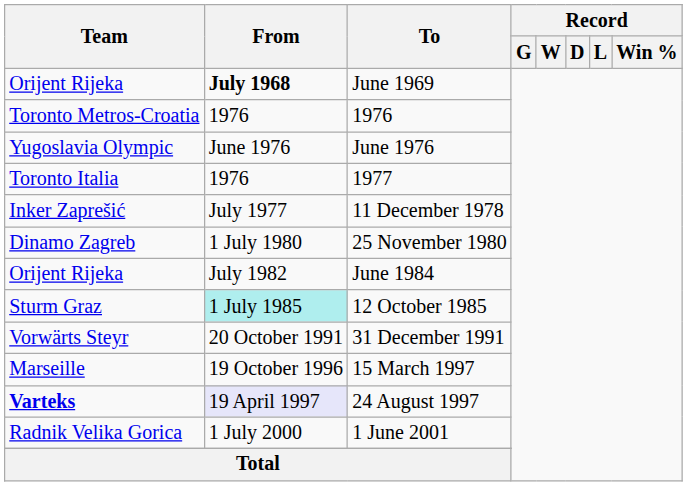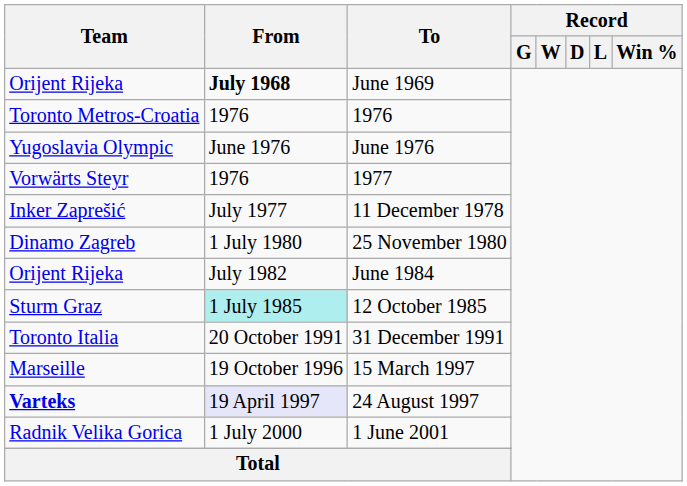(64, 178) Toronto Italia -> (69, 178) Vorwärts Steyr
(69, 337) Vorwärts Steyr -> (64, 337) Toronto Italia
